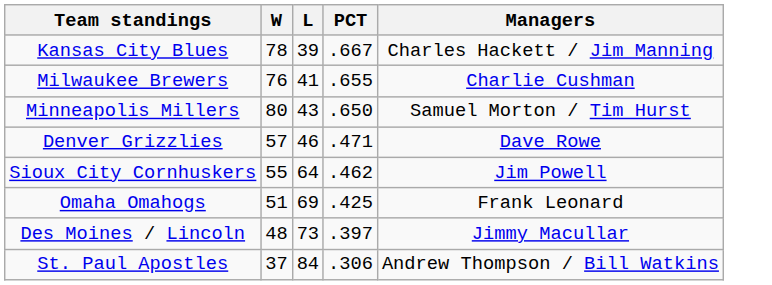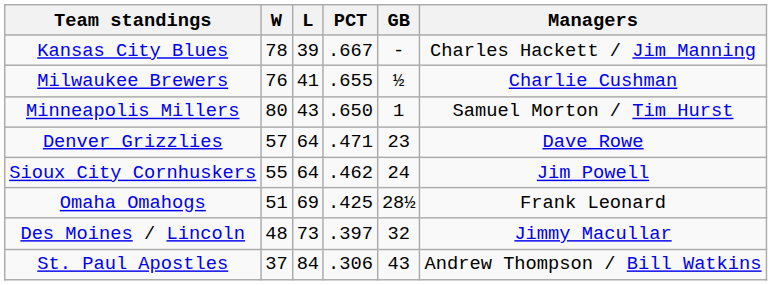+ column: (399, 20)
(308, 142) 46 -> (308, 142) 64
